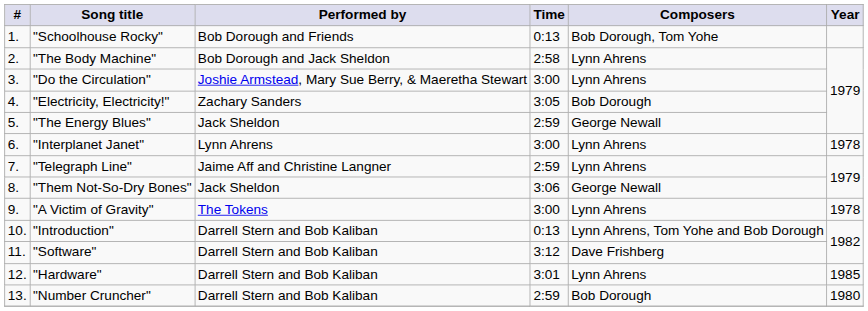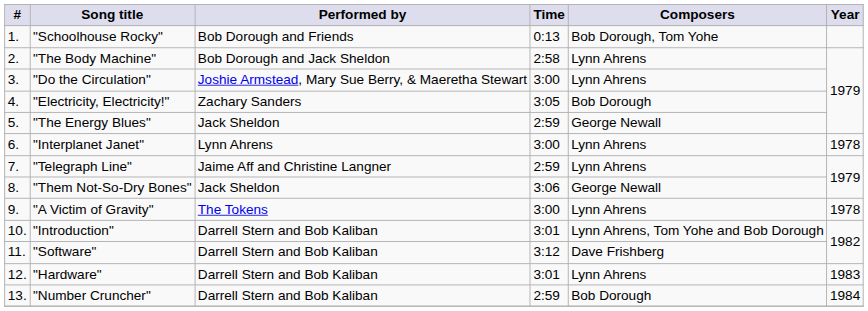(547, 230) 0:13 -> (547, 230) 3:01
(845, 274) 1985 -> (845, 274) 1983
(845, 295) 1980 -> (845, 295) 1984
